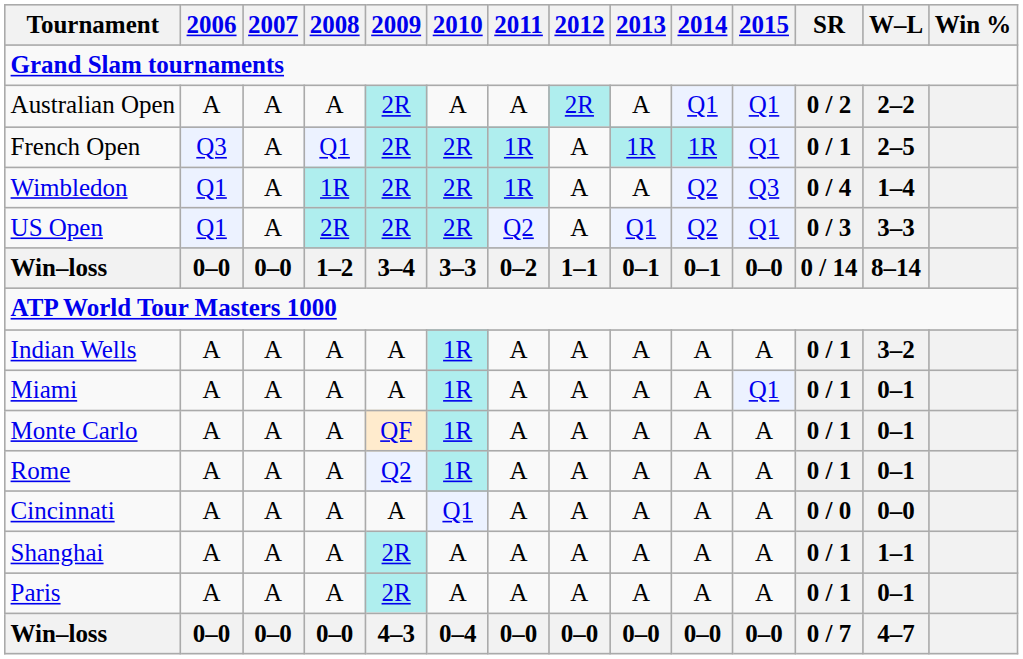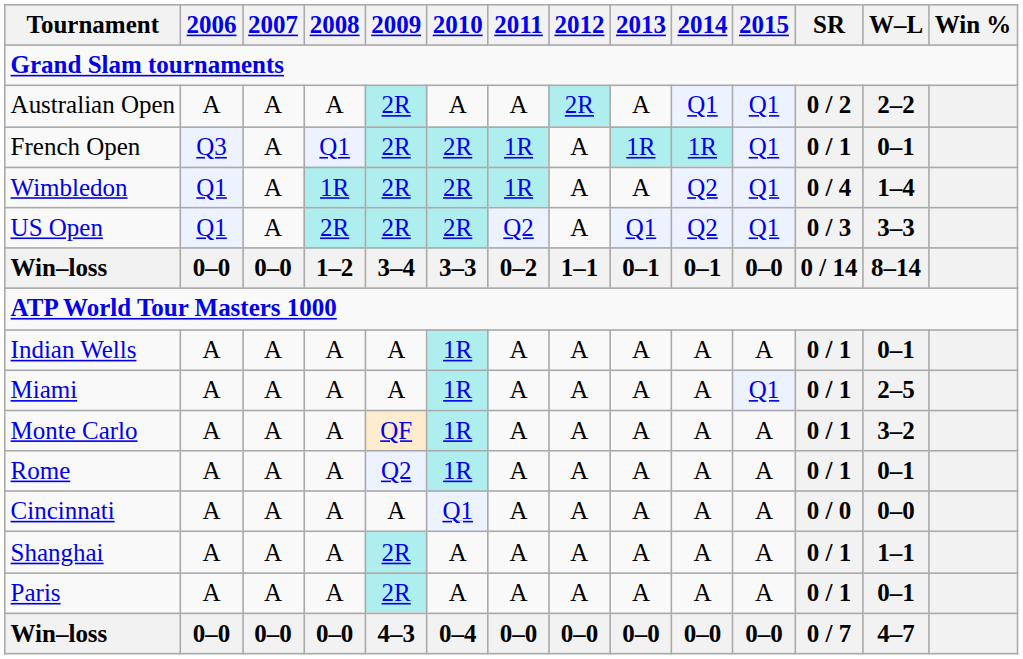(896, 145) 2–5 -> (896, 145) 0–1
(764, 186) Q3 -> (764, 186) Q1
(896, 348) 3–2 -> (896, 348) 0–1
(896, 389) 0–1 -> (896, 389) 2–5
(896, 429) 0–1 -> (896, 429) 3–2
